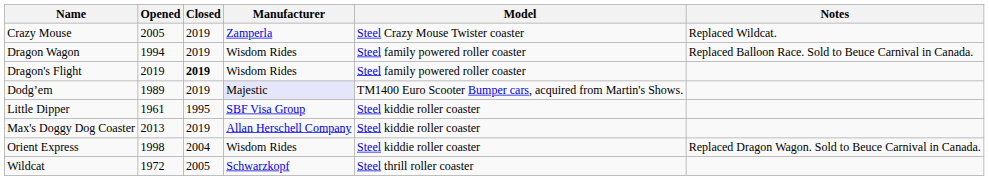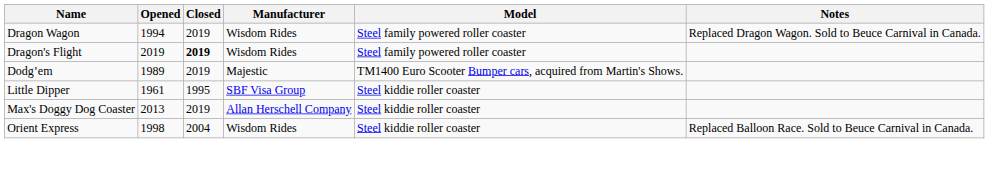- row: (39, 33)
(831, 52) Replaced Balloon Race. Sold to Beuce Carnival in Canada. -> (835, 33) Replaced Dragon Wagon. Sold to Beuce Carnival in Canada.
(247, 90) lavender background -> (247, 71) no background
(835, 147) Replaced Dragon Wagon. Sold to Beuce Carnival in Canada. -> (831, 128) Replaced Balloon Race. Sold to Beuce Carnival in Canada.
- row: (26, 166)
